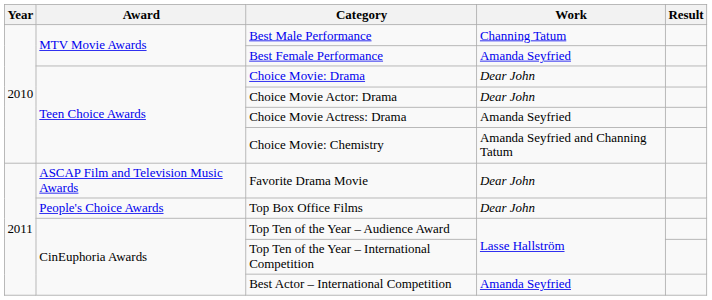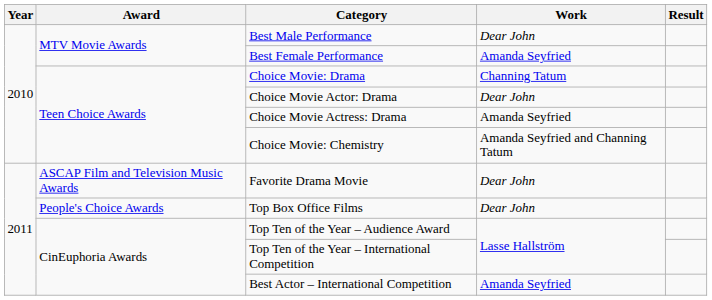(523, 35) Channing Tatum -> (507, 35) Dear John
(507, 76) Dear John -> (523, 76) Channing Tatum
